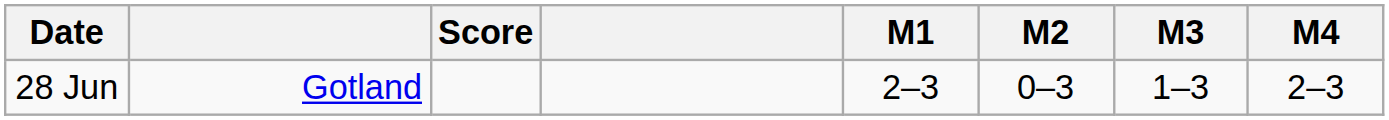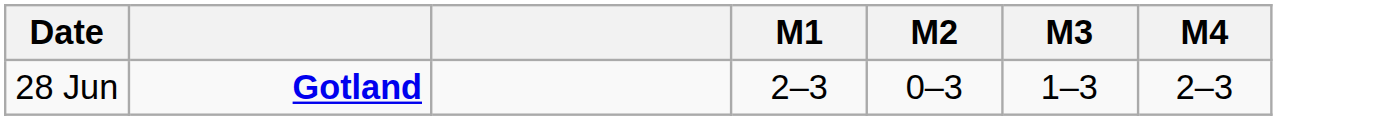- column: (486, 33)
(362, 87) normal -> (357, 87) bold
